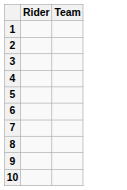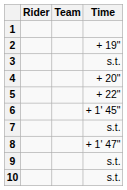+ column: (103, 12)
